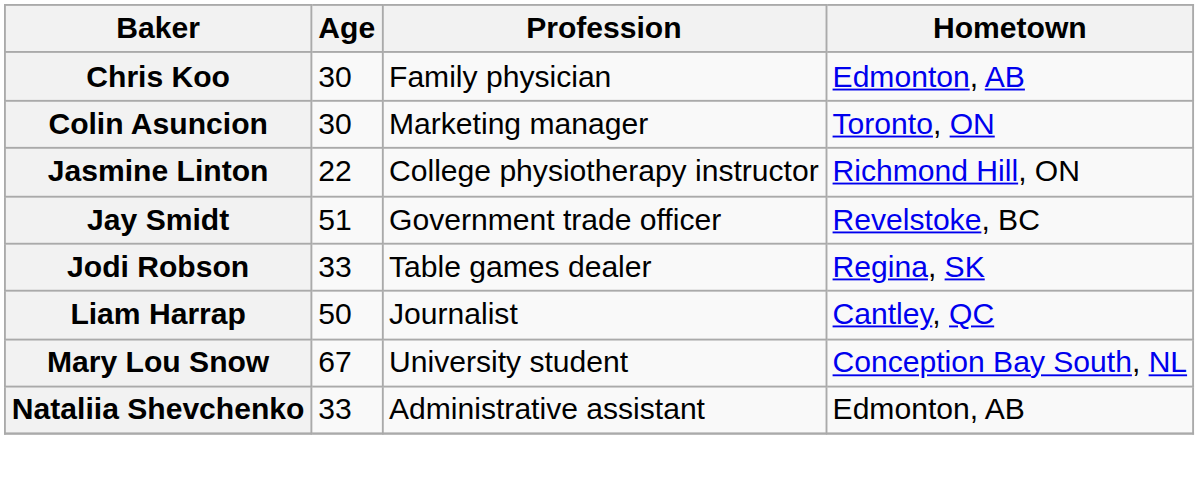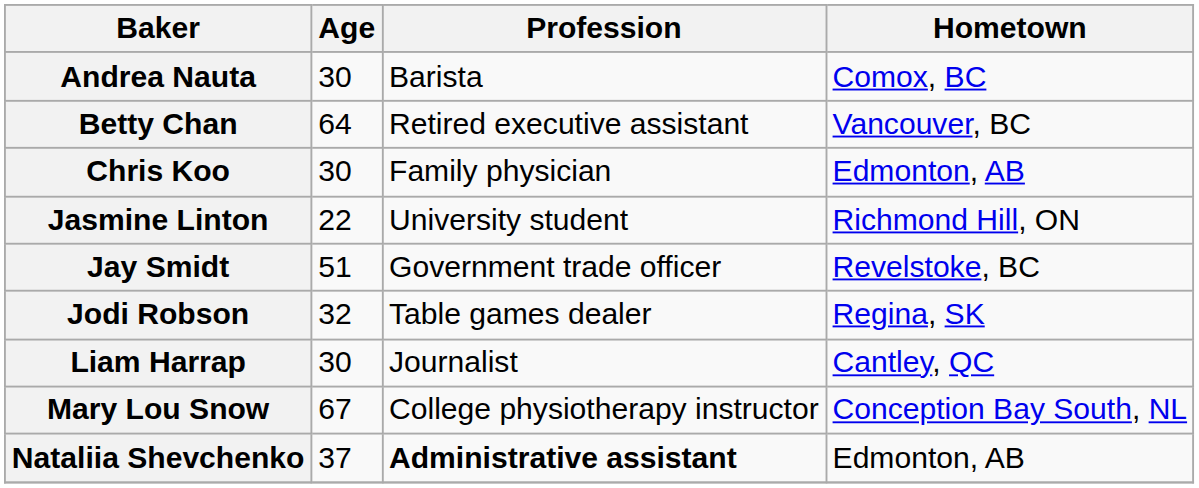+ row: (158, 76)
+ row: (158, 123)
- row: (158, 123)
(604, 171) College physiotherapy instructor -> (509, 219) University student
(335, 266) 33 -> (335, 314) 32
(335, 314) 50 -> (335, 362) 30
(509, 362) University student -> (604, 409) College physiotherapy instructor
(335, 409) 33 -> (335, 457) 37
(547, 409) normal -> (563, 457) bold
